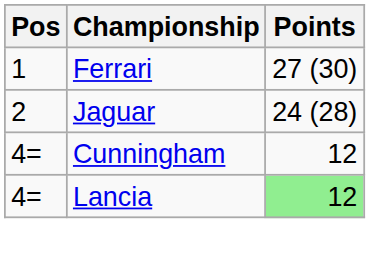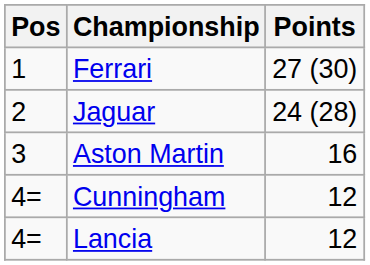+ row: (148, 154)
(342, 197) lightgreen background -> (342, 239) no background
